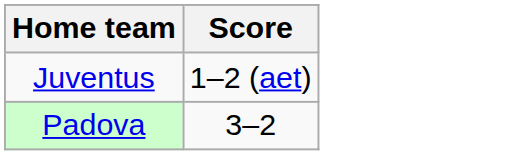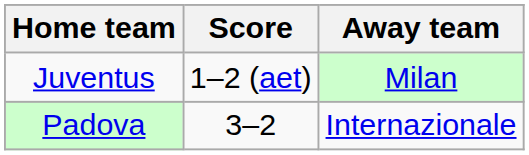+ column: (421, 28)
